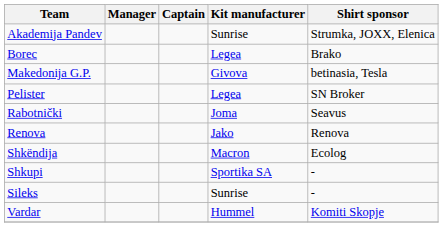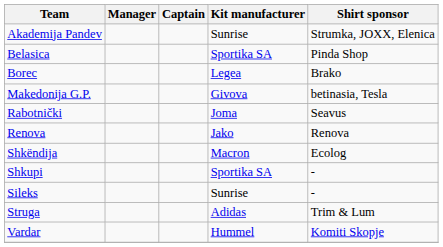+ row: (28, 53)
- row: (26, 93)
+ row: (24, 212)
